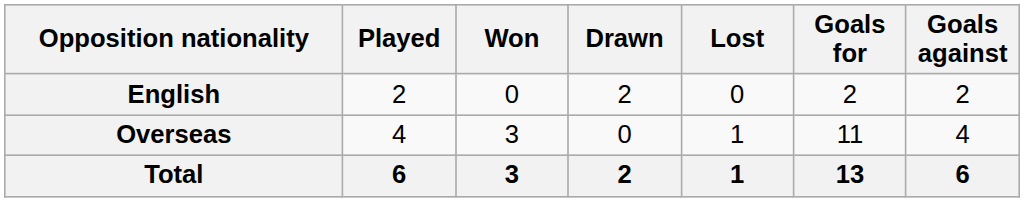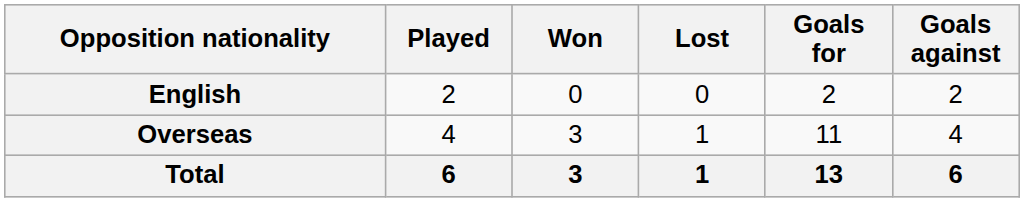- column: (625, 39)
